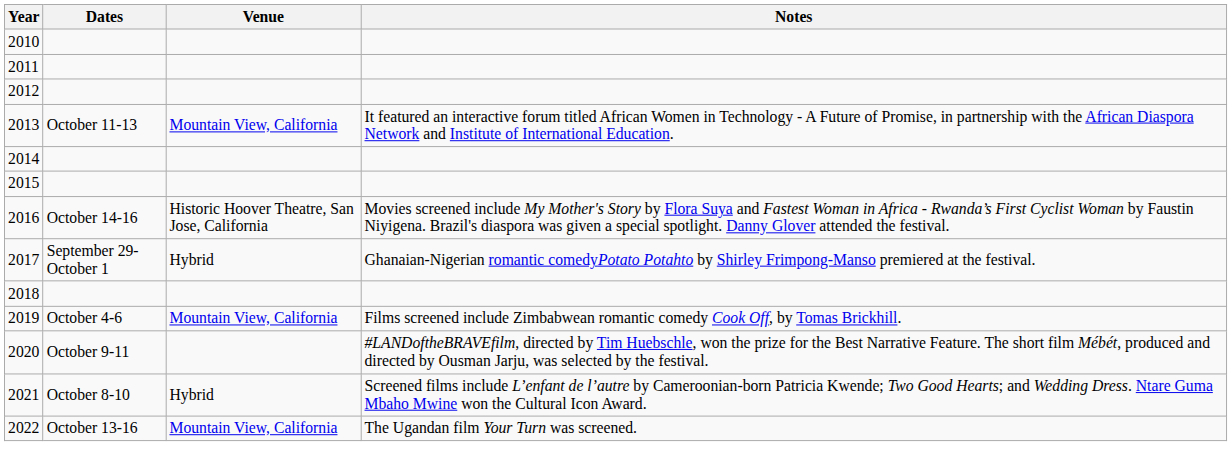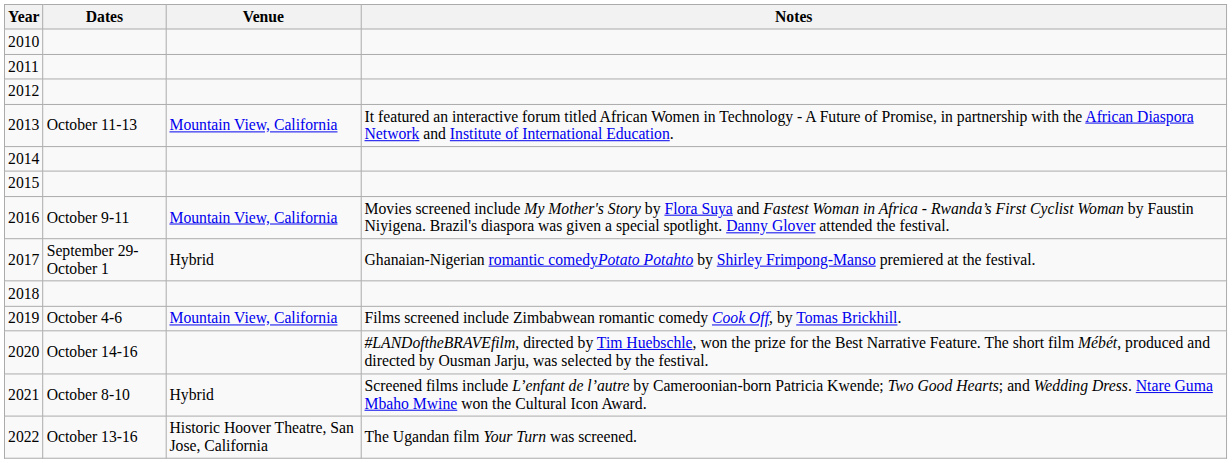(92, 217) October 14-16 -> (88, 217) October 9-11
(262, 217) Historic Hoover Theatre, San Jose, California -> (253, 217) Mountain View, California
(88, 352) October 9-11 -> (92, 352) October 14-16
(253, 428) Mountain View, California -> (262, 437) Historic Hoover Theatre, San Jose, California
